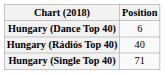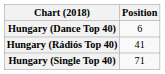(140, 45) 40 -> (140, 45) 41
